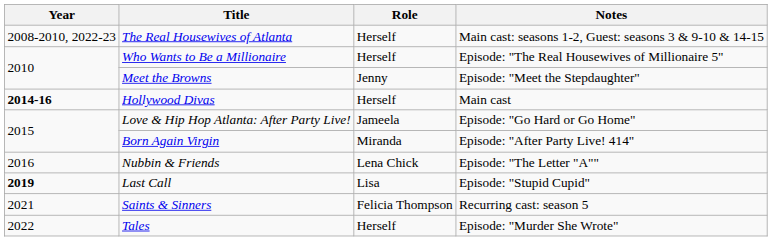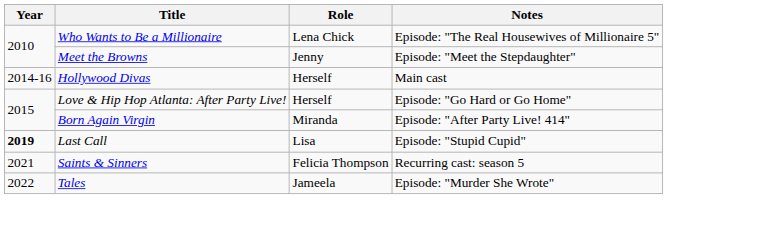- row: (207, 36)
(376, 57) Herself -> (323, 36) Lena Chick
(30, 99) bold -> (30, 78) normal
(378, 120) Jameela -> (312, 99) Herself
- row: (171, 162)
(376, 225) Herself -> (314, 183) Jameela
